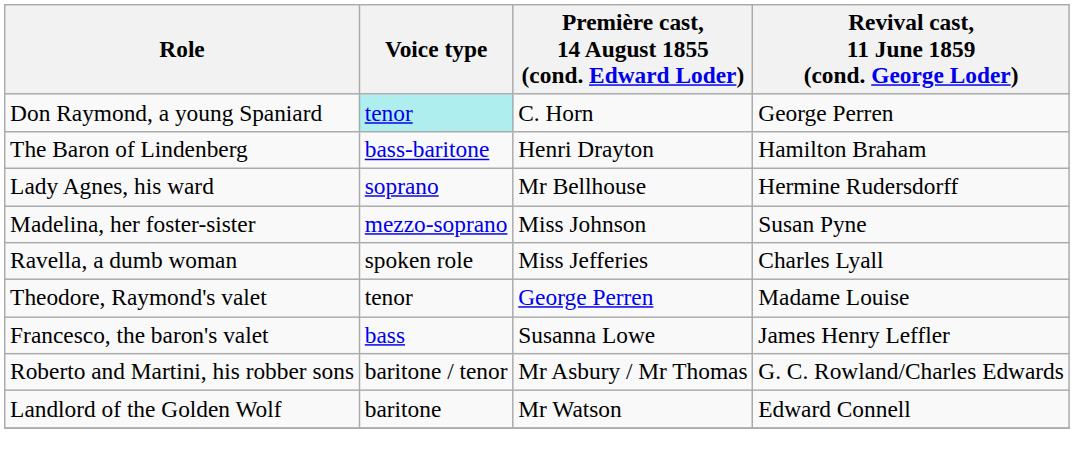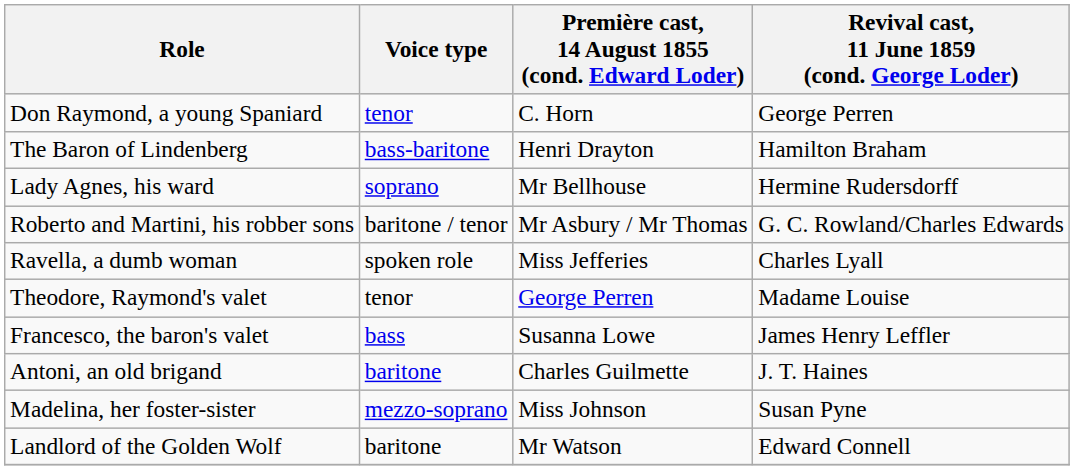(389, 112) paleturquoise background -> (389, 112) no background
rows swapped: (133, 223) <-> (182, 371)
+ row: (116, 371)
